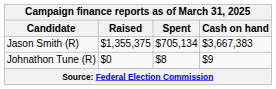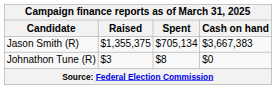(106, 60) $0 -> (106, 60) $3
(208, 60) $9 -> (208, 60) $0
